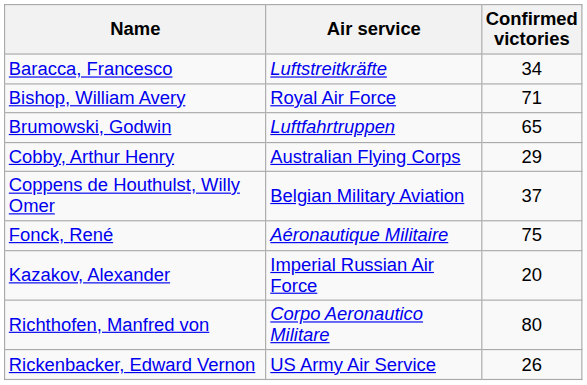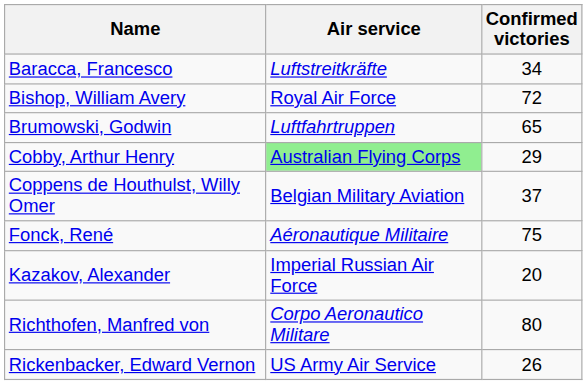(532, 98) 71 -> (532, 98) 72
(365, 156) no background -> (365, 156) lightgreen background
